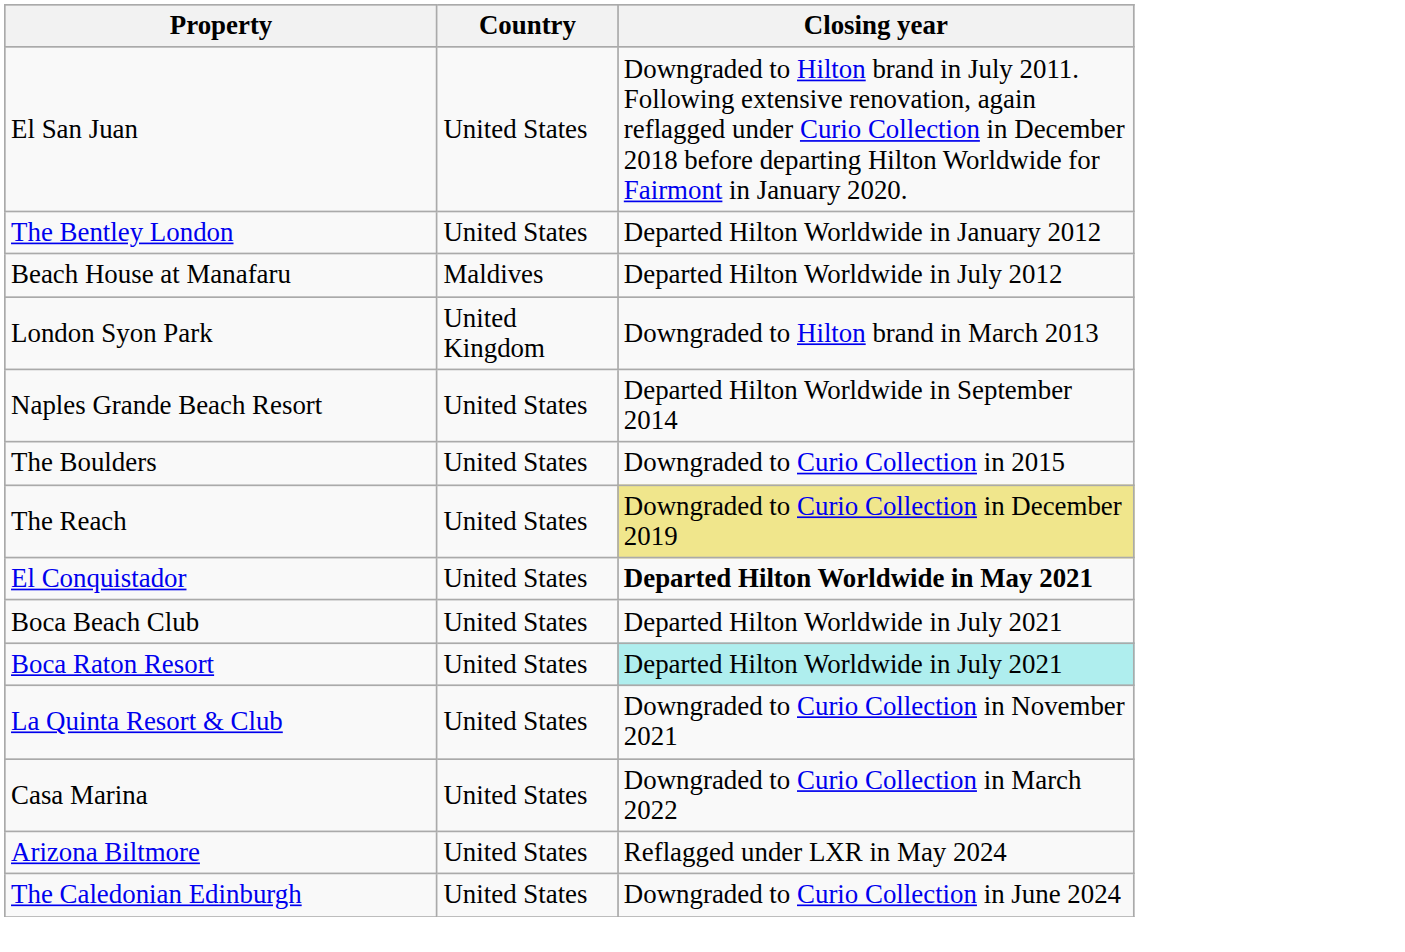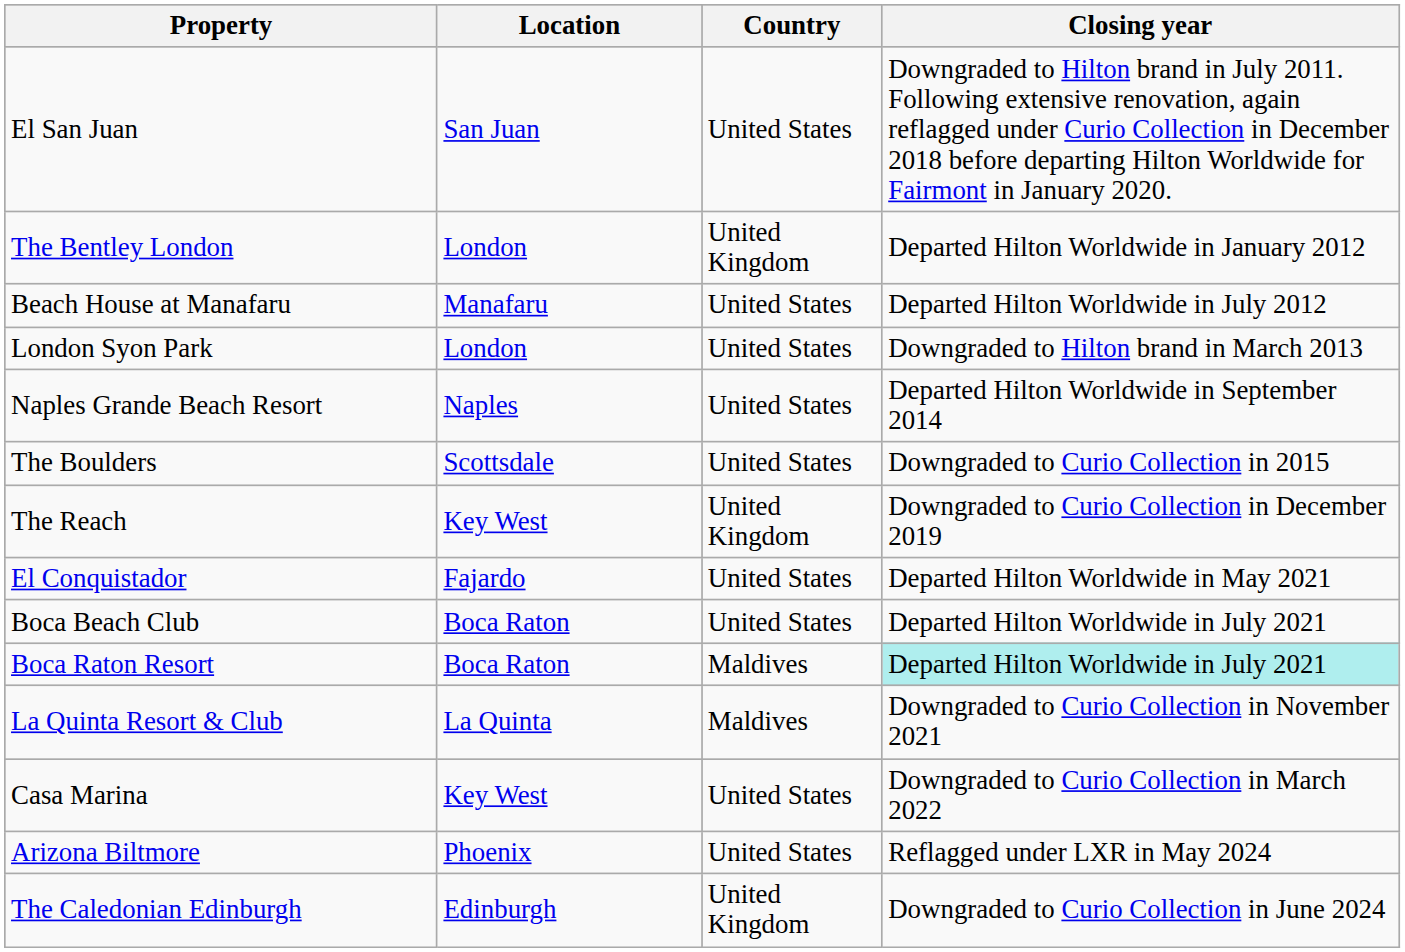+ column: (569, 25)
(515, 232) United States -> (759, 247) United Kingdom
(493, 274) Maldives -> (780, 304) United States
(494, 332) United Kingdom -> (780, 347) United States
(515, 520) United States -> (759, 520) United Kingdom
(873, 520) khaki background -> (1137, 520) no background
(858, 578) bold -> (1110, 578) normal
(515, 663) United States -> (758, 663) Maldives
(515, 721) United States -> (758, 721) Maldives
(515, 894) United States -> (759, 909) United Kingdom
